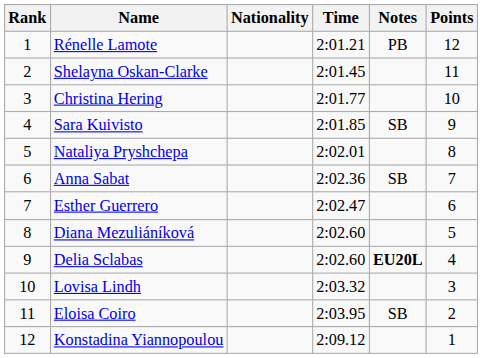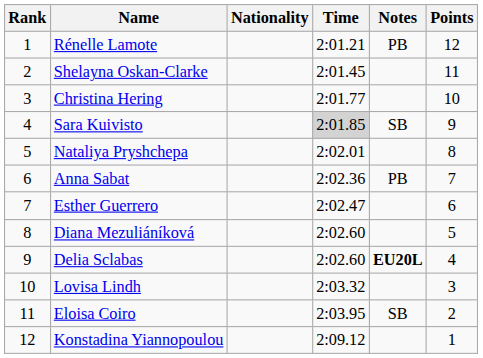(341, 125) no background -> (341, 125) lightgrey background
(398, 178) SB -> (398, 178) PB
